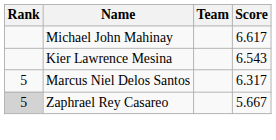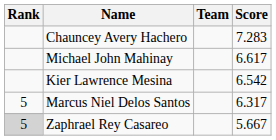+ row: (117, 37)
(252, 59) 6.543 -> (252, 80) 6.542
